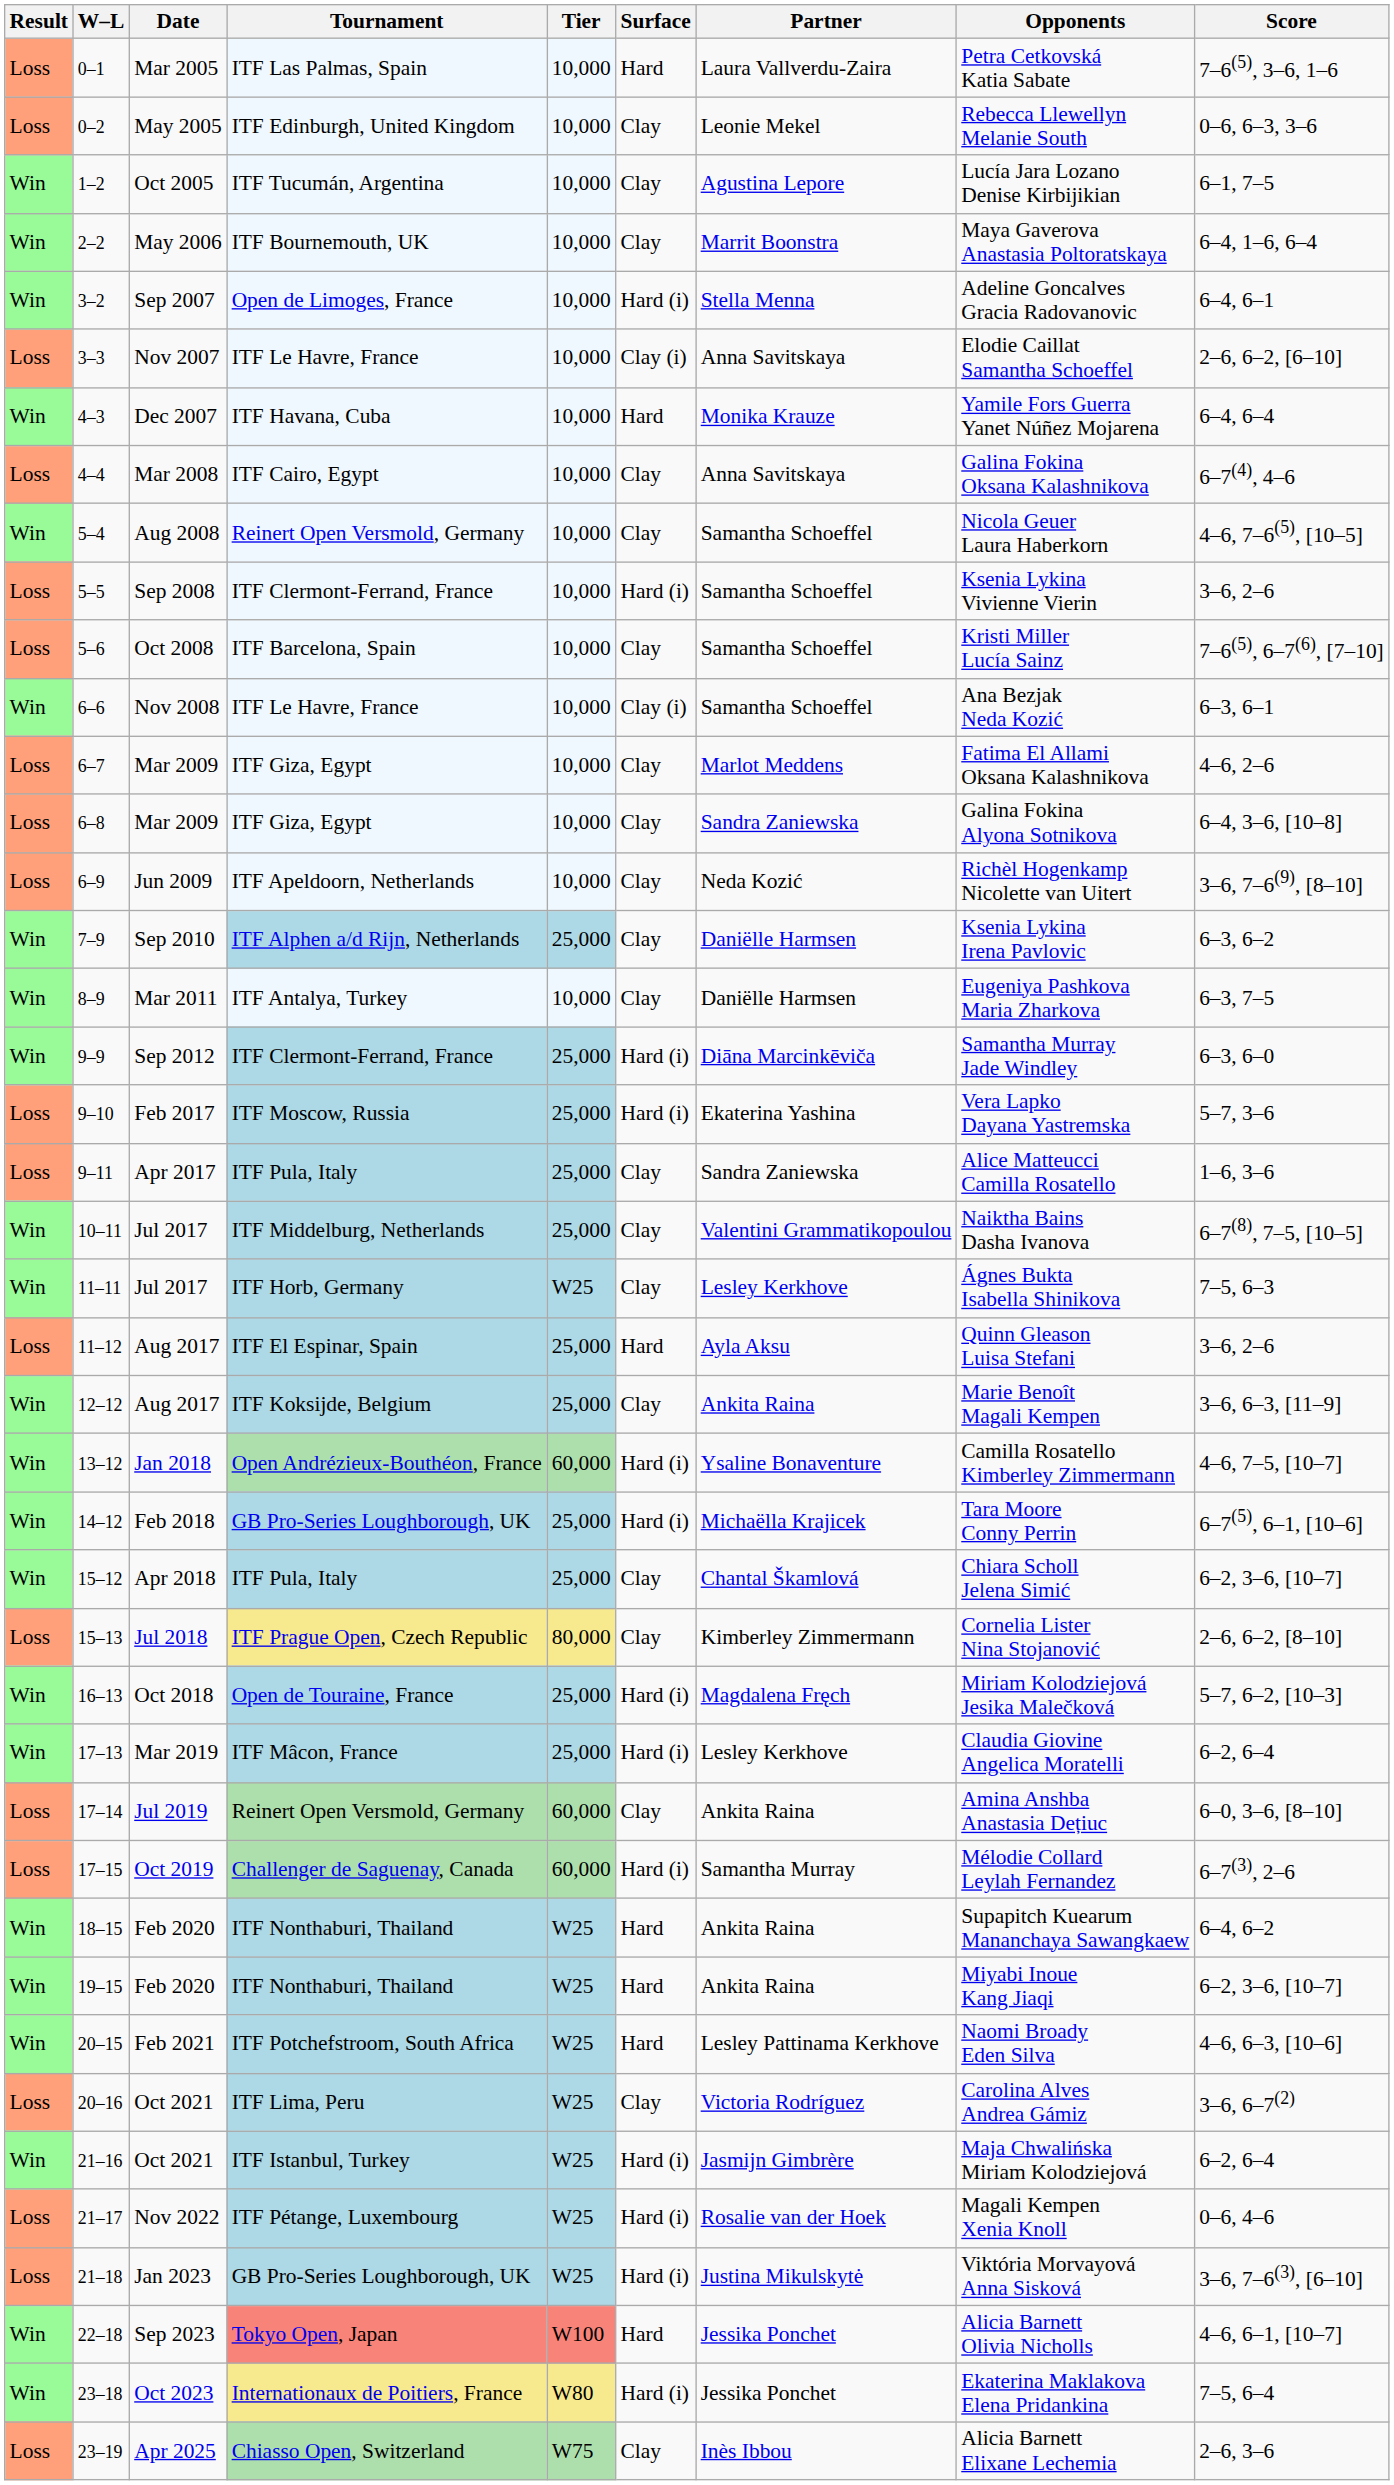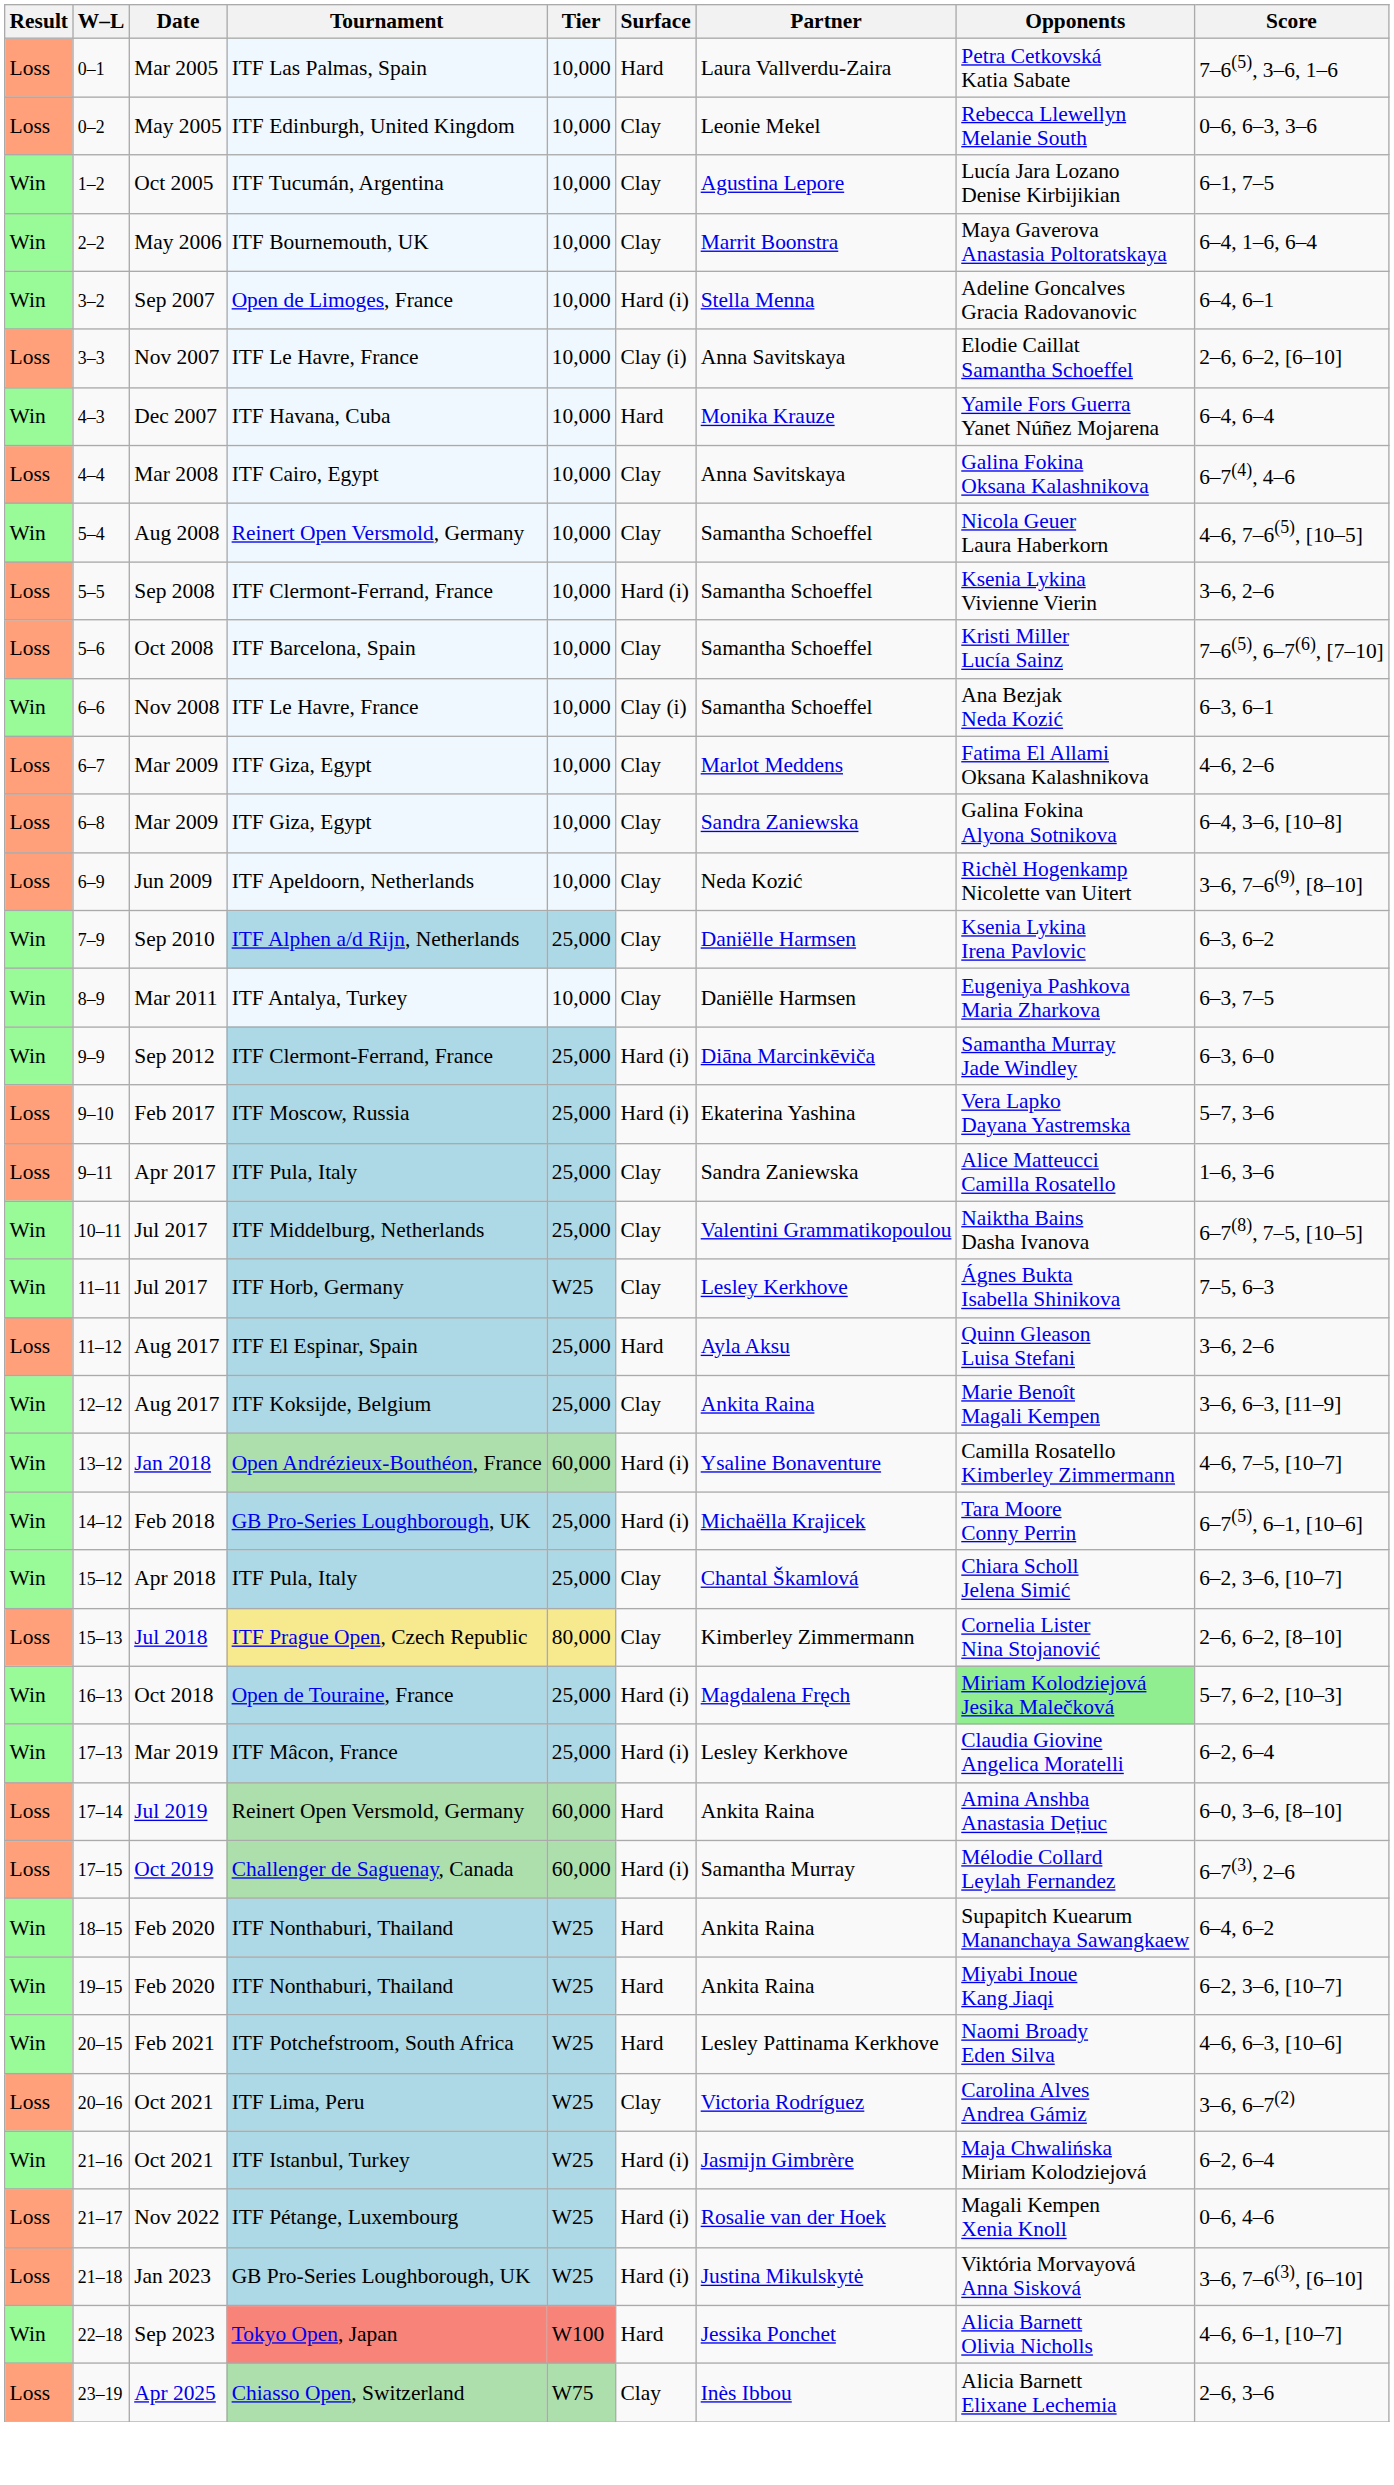(1054, 1694) no background -> (1054, 1694) lightgreen background
(641, 1811) Clay -> (642, 1811) Hard
- row: (100, 2393)
